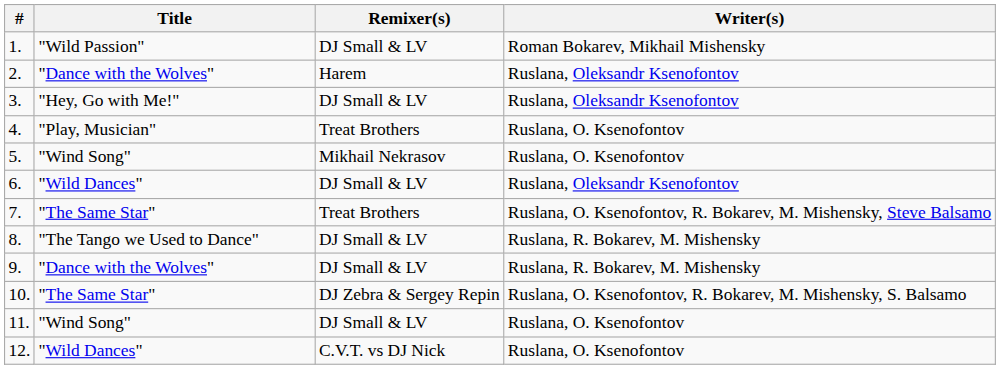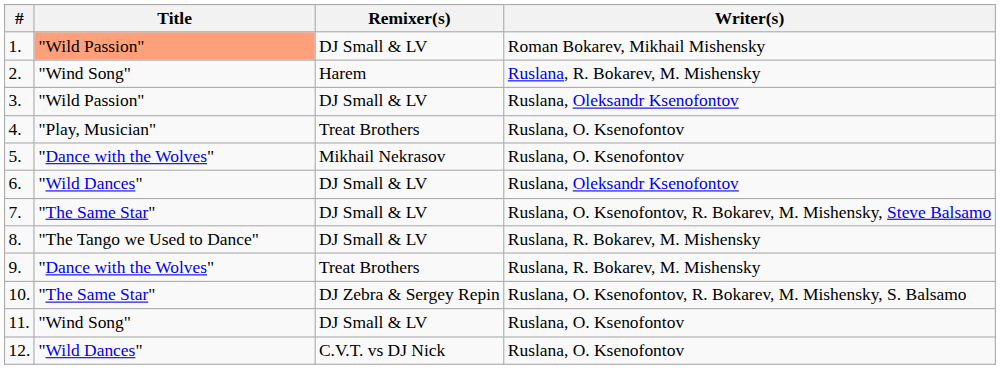(91, 45) no background -> (91, 45) lightsalmon background
(126, 73) "Dance with the Wolves" -> (85, 73) "Wind Song"
(623, 73) Ruslana, Oleksandr Ksenofontov -> (634, 73) Ruslana, R. Bokarev, M. Mishensky
(109, 101) "Hey, Go with Me!" -> (91, 101) "Wild Passion"
(85, 156) "Wind Song" -> (126, 156) "Dance with the Wolves"
(369, 211) Treat Brothers -> (373, 211) DJ Small & LV
(373, 267) DJ Small & LV -> (369, 267) Treat Brothers
